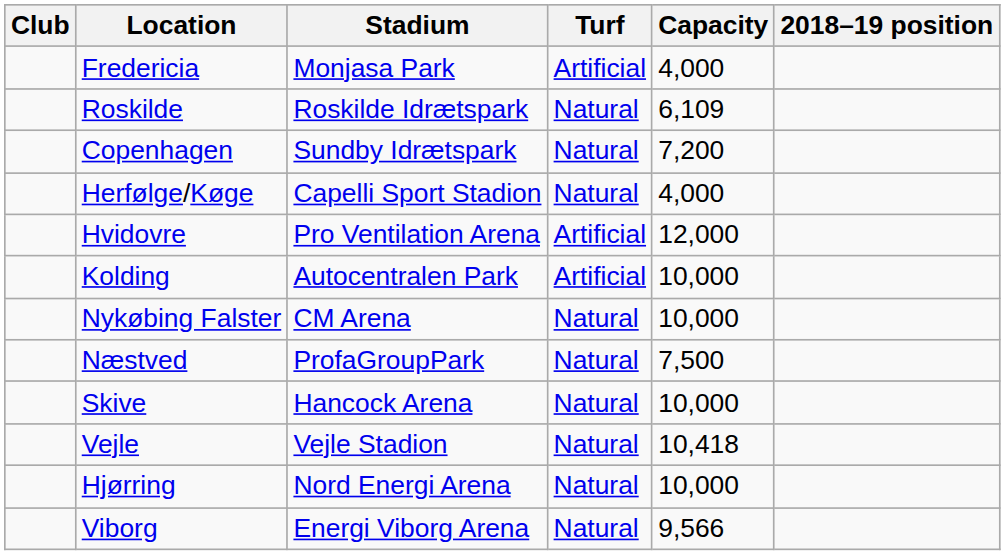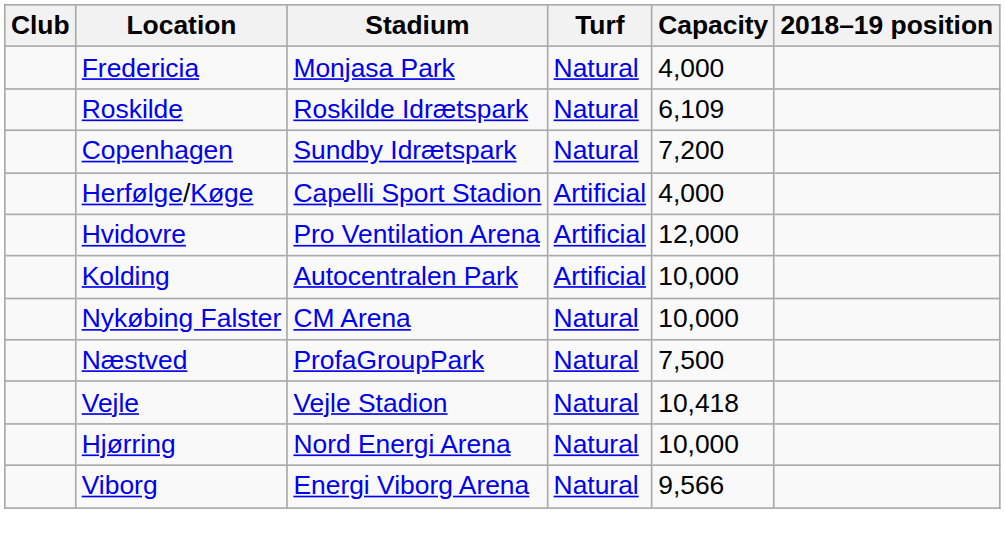(600, 67) Artificial -> (596, 67) Natural
(596, 192) Natural -> (600, 192) Artificial
- row: (114, 402)
